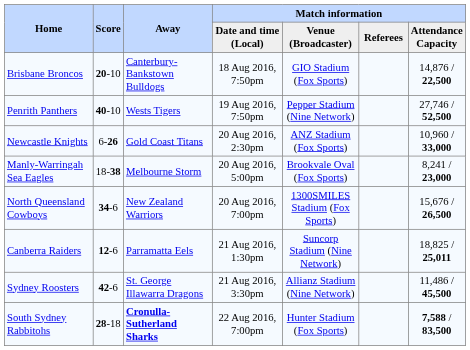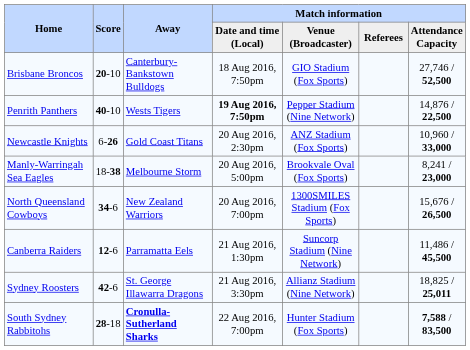(437, 74) 14,876 / 22,500 -> (437, 74) 27,746 / 52,500
(247, 110) normal -> (247, 110) bold
(437, 110) 27,746 / 52,500 -> (437, 110) 14,876 / 22,500
(437, 250) 18,825 / 25,011 -> (437, 250) 11,486 / 45,500
(437, 287) 11,486 / 45,500 -> (437, 287) 18,825 / 25,011
